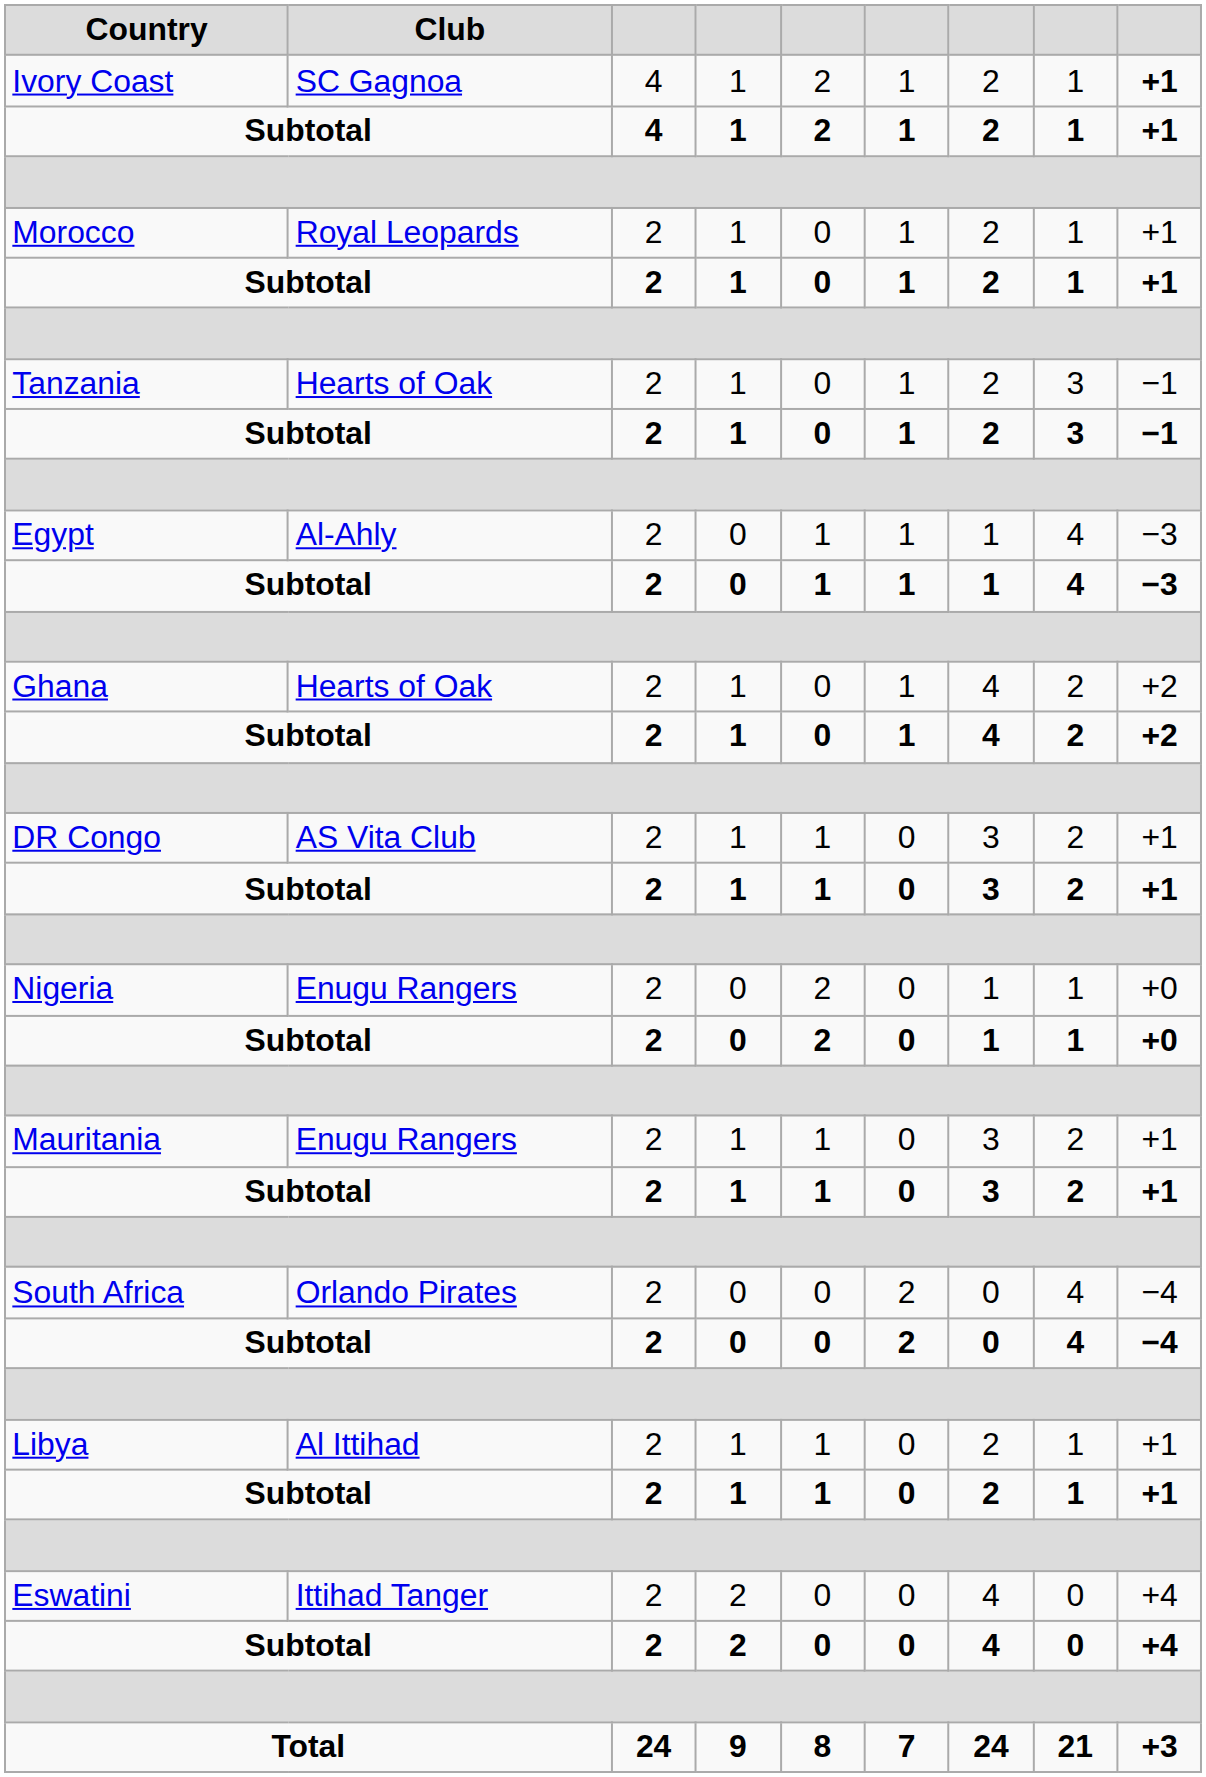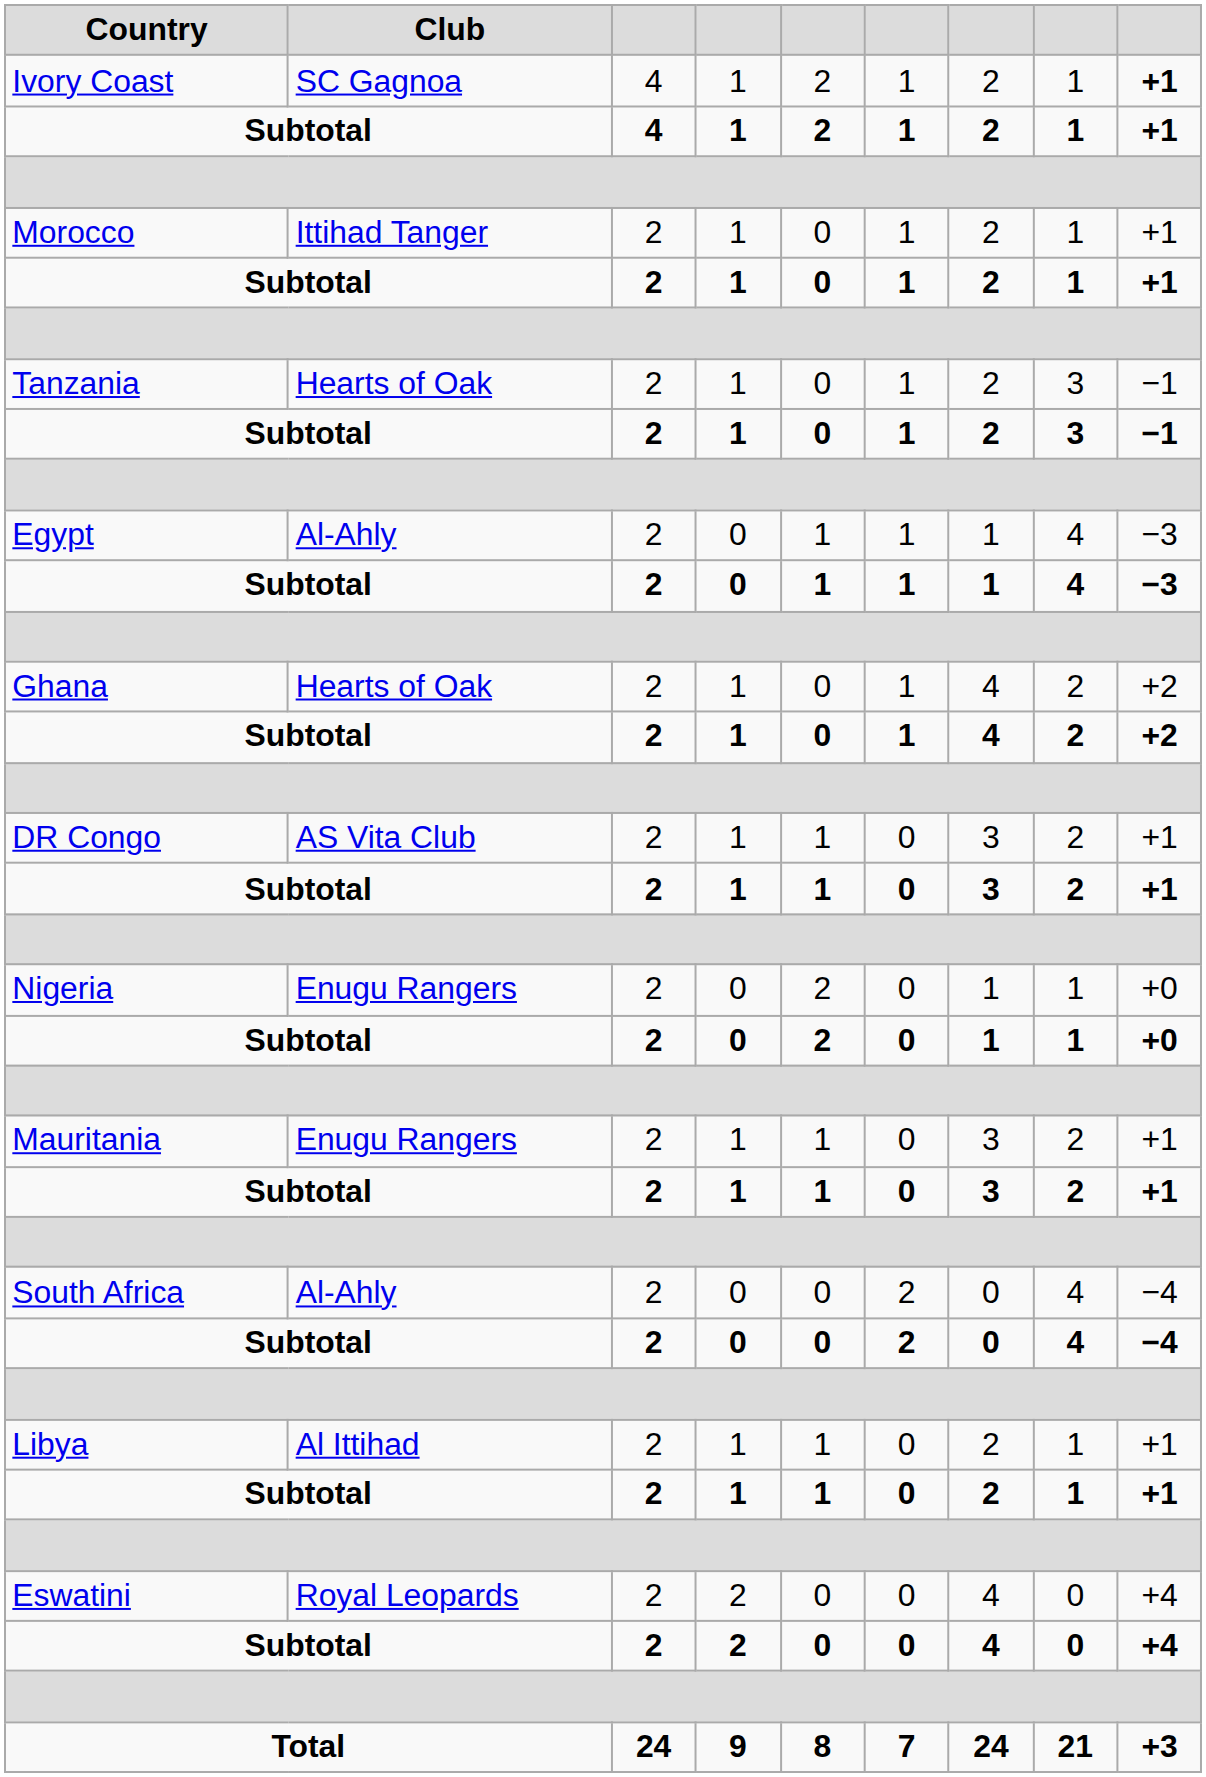(407, 231) Royal Leopards -> (392, 231) Ittihad Tanger
(406, 1292) Orlando Pirates -> (346, 1292) Al-Ahly
(392, 1595) Ittihad Tanger -> (407, 1595) Royal Leopards
